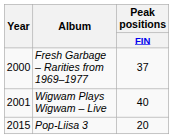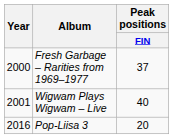(19, 125) 2015 -> (19, 125) 2016
